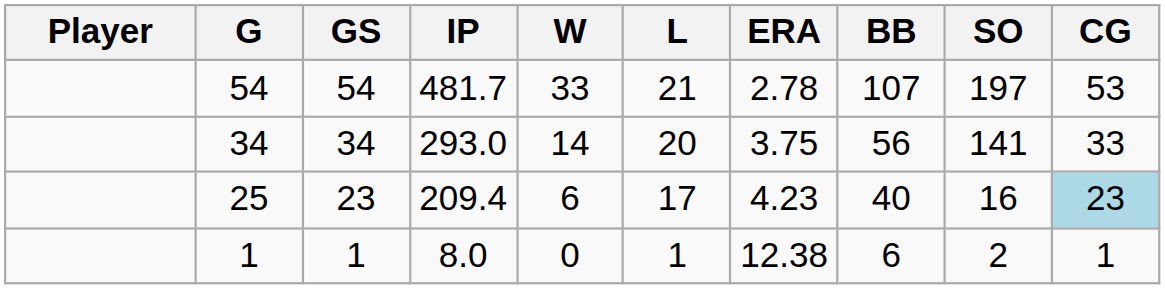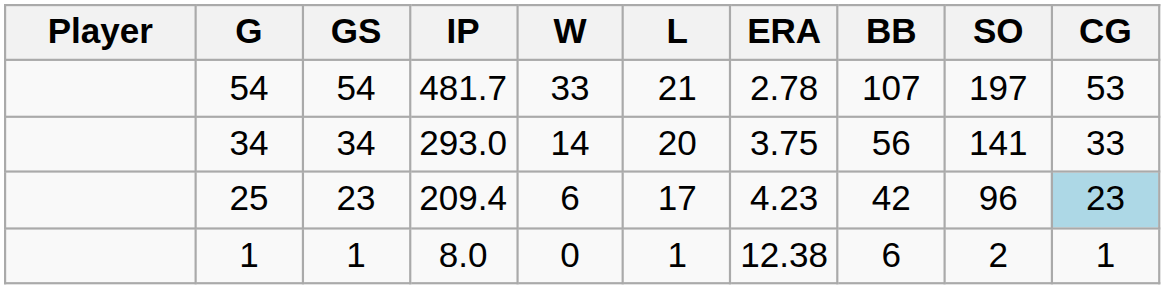(891, 198) 40 -> (891, 198) 42
(998, 198) 16 -> (998, 198) 96
